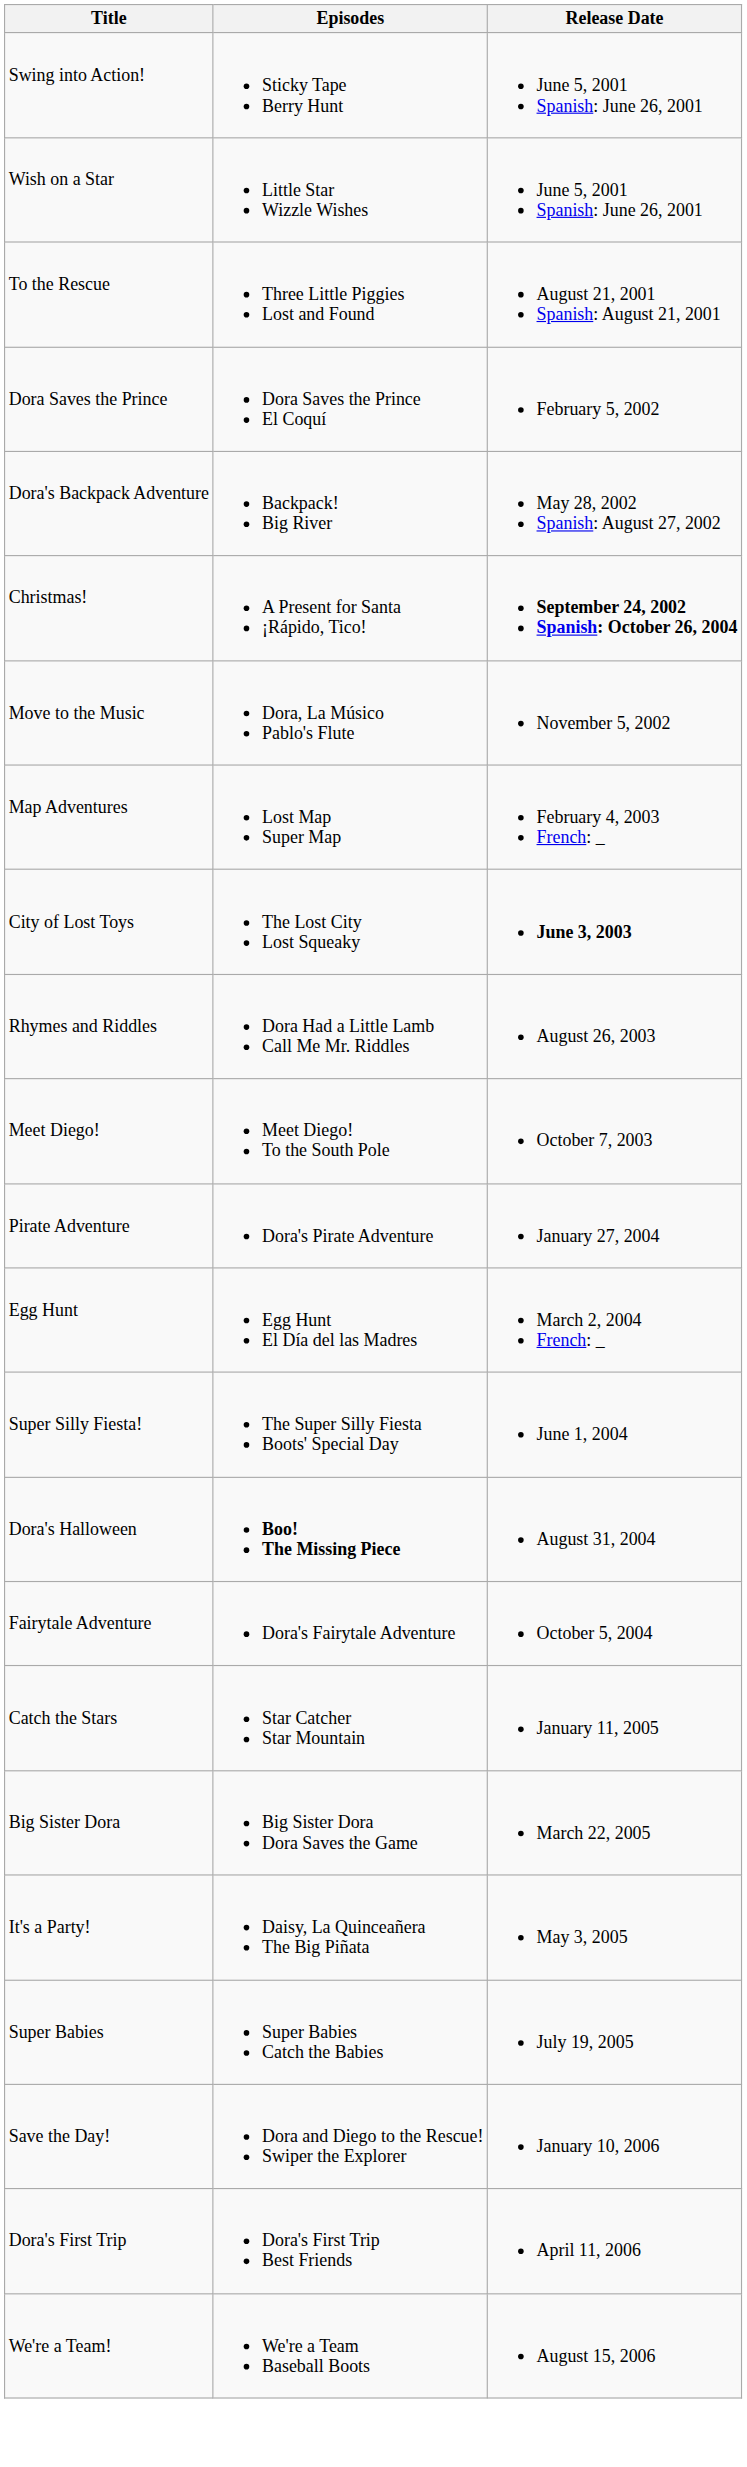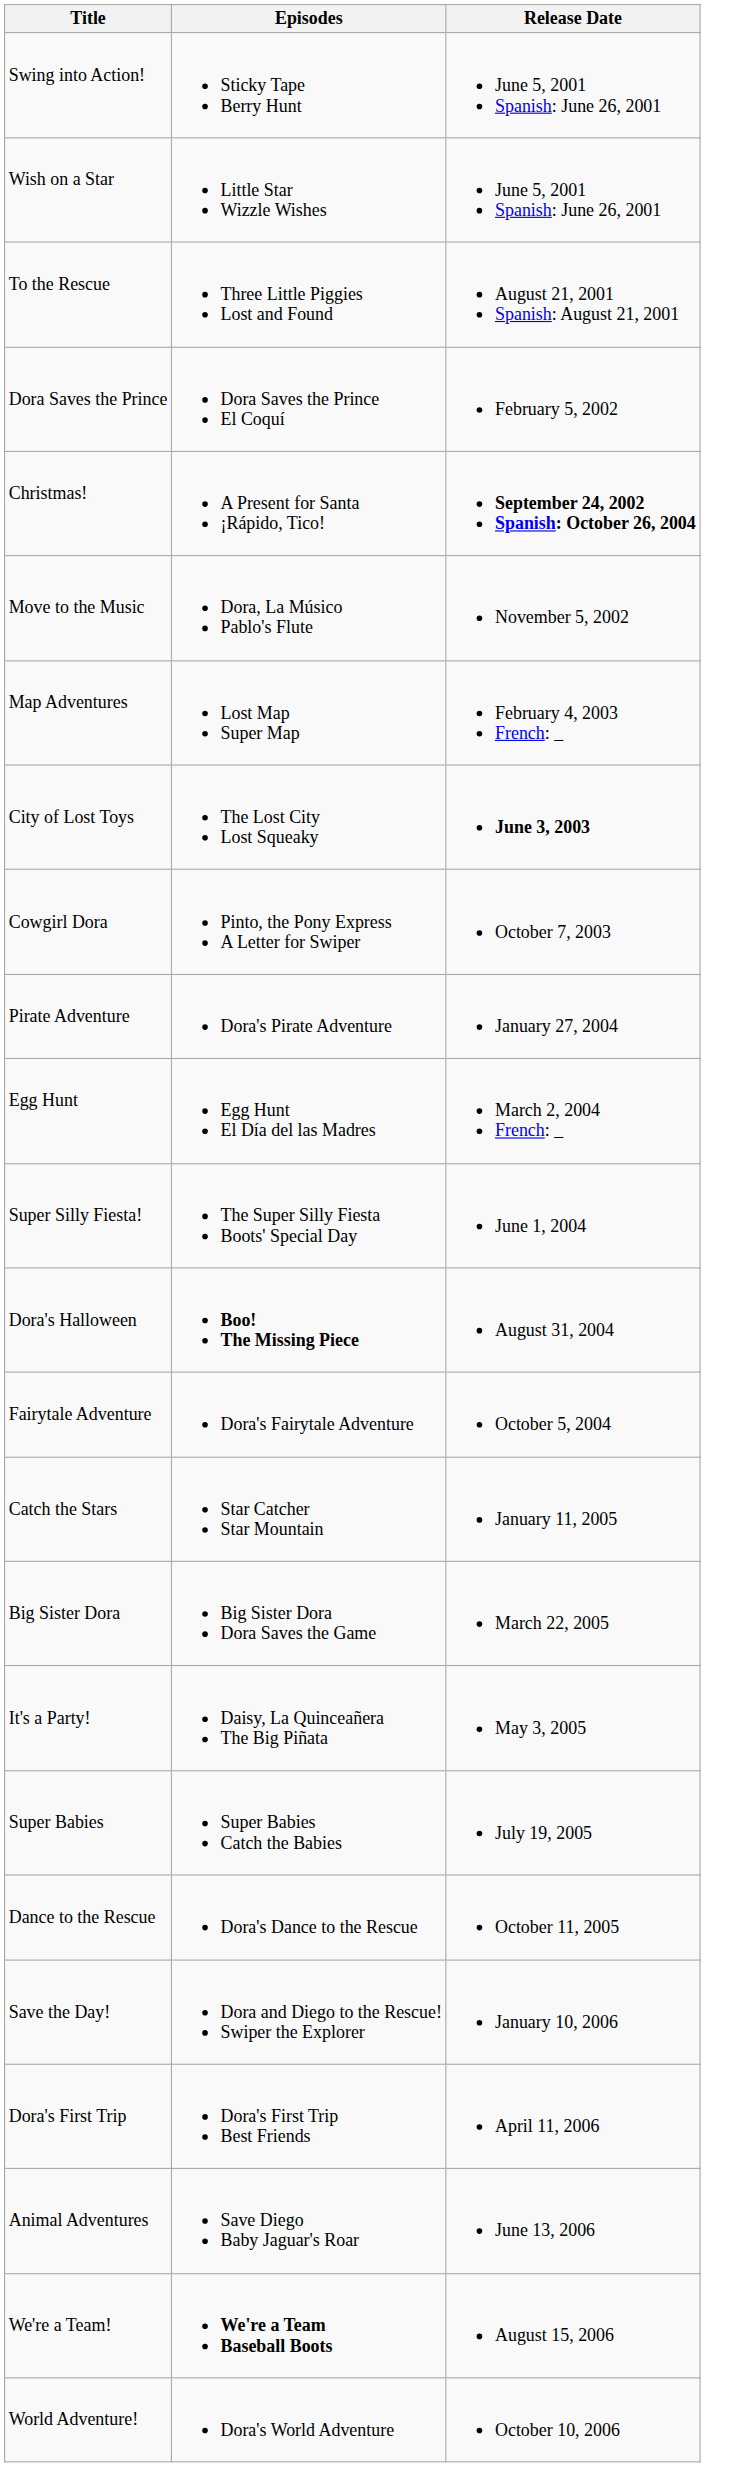- row: (109, 493)
- row: (83, 1026)
+ row: (58, 921)
- row: (54, 1131)
+ row: (82, 1917)
+ row: (79, 2220)
(350, 2356) normal -> (309, 2336) bold
+ row: (73, 2419)
